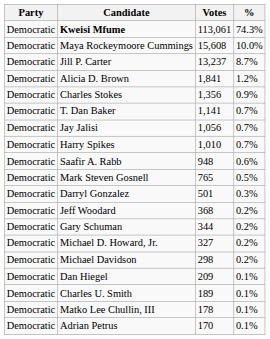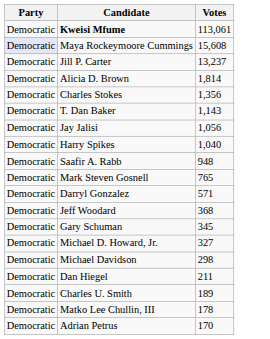- column: (249, 12)
(31, 45) no background -> (31, 45) lavender background
(209, 78) 1,841 -> (209, 78) 1,814
(209, 111) 1,141 -> (209, 111) 1,143
(209, 144) 1,010 -> (209, 144) 1,040
(205, 194) 501 -> (205, 194) 571
(205, 227) 344 -> (205, 227) 345
(205, 276) 209 -> (205, 276) 211
